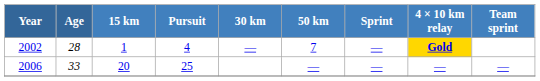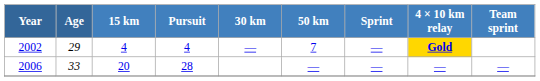(74, 47) 28 -> (74, 47) 29
(124, 47) 1 -> (124, 47) 4
(187, 66) 25 -> (187, 66) 28
